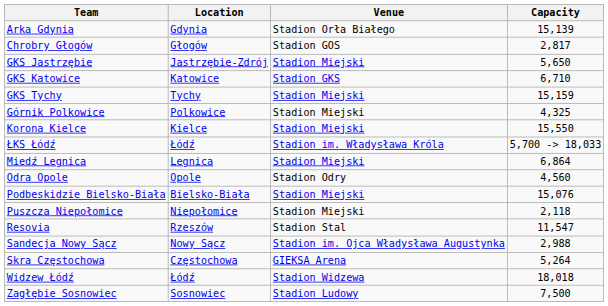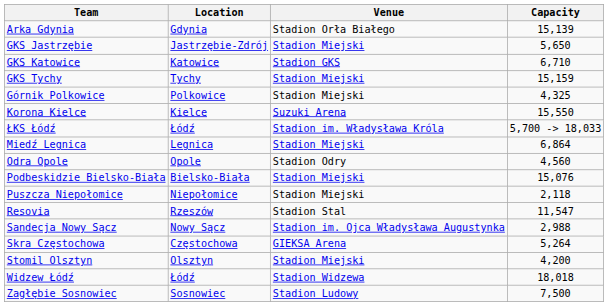- row: (50, 46)
(319, 128) Stadion Miejski -> (309, 112) Suzuki Arena
+ row: (50, 261)
